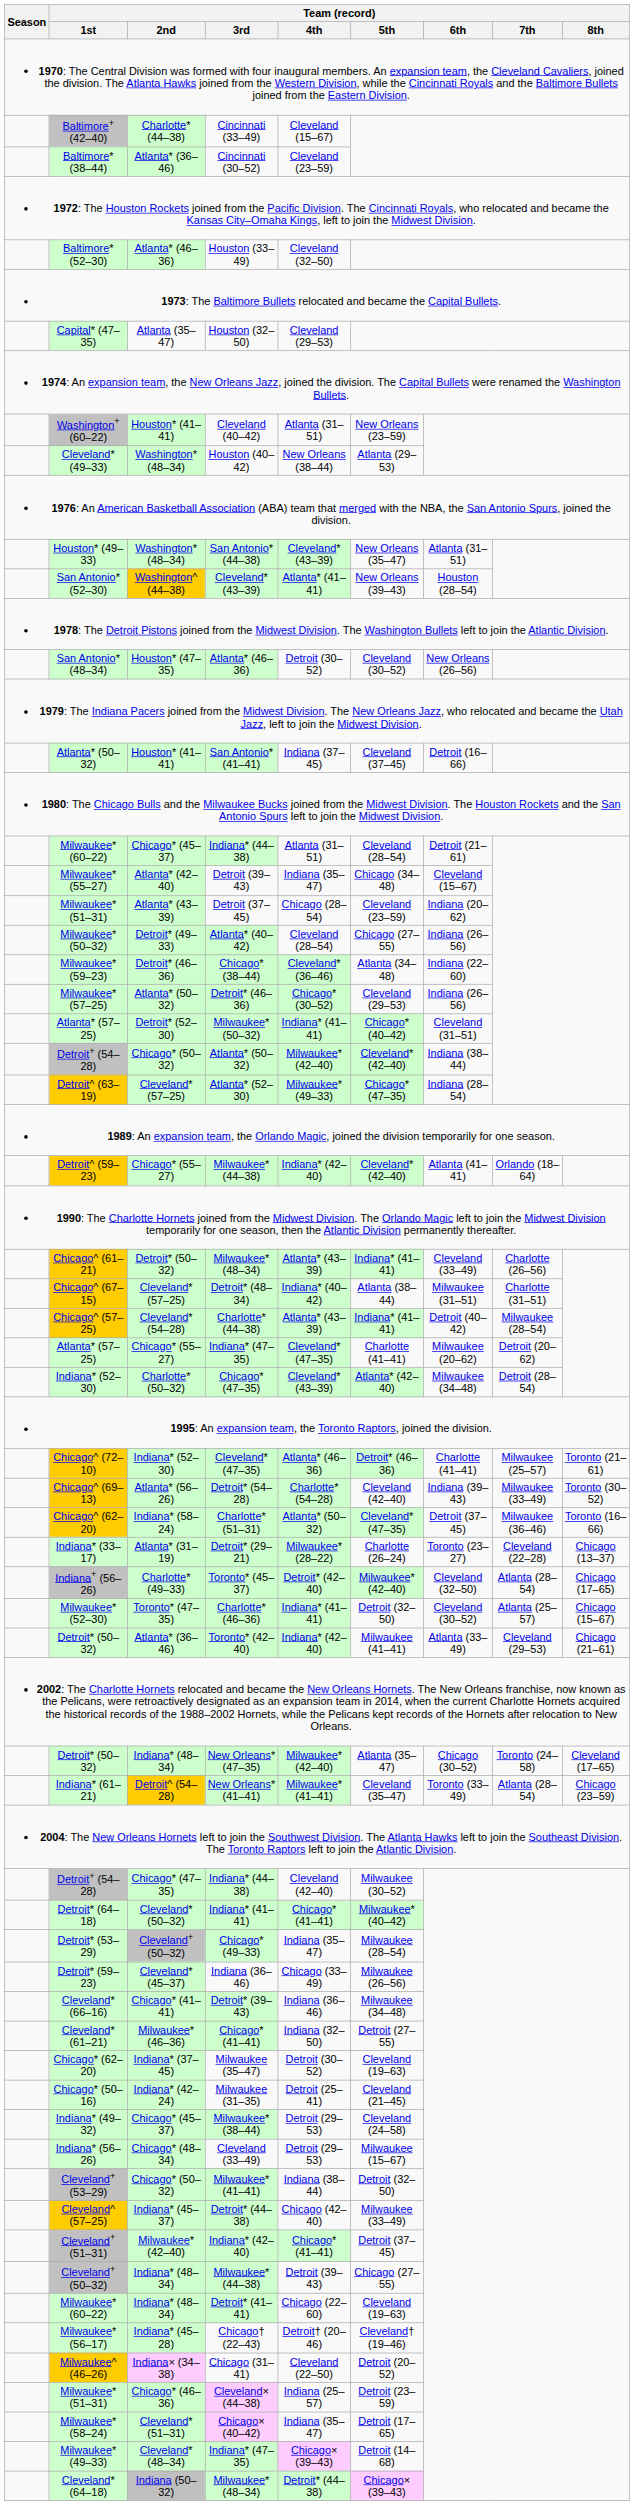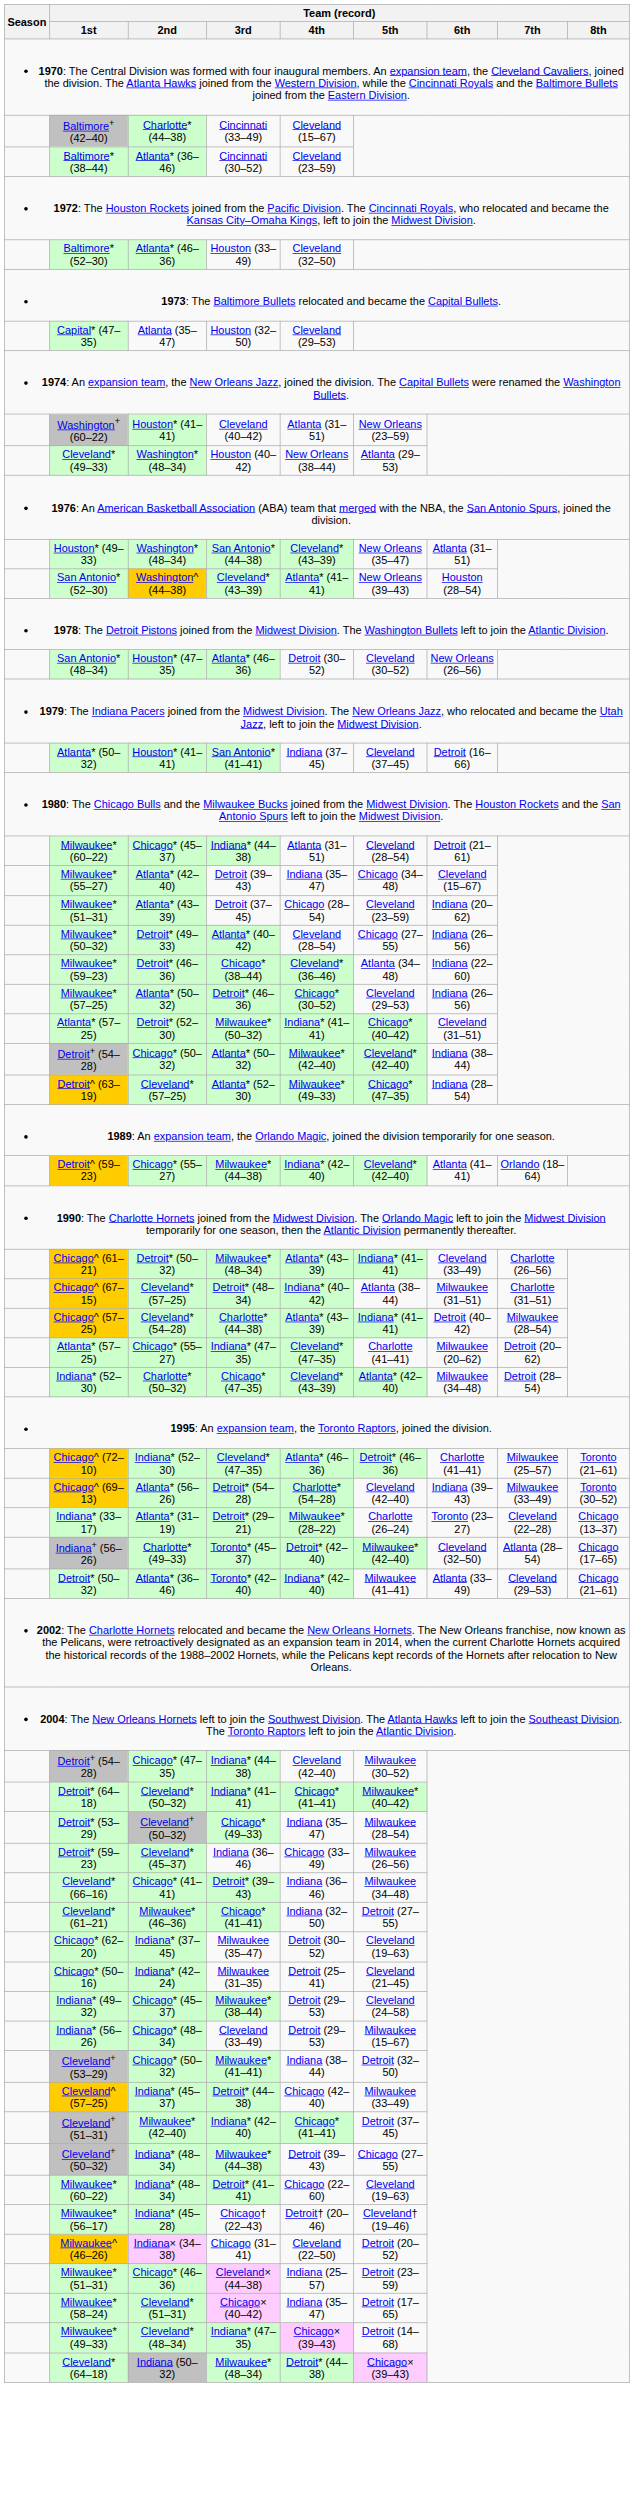- row: (88, 1523)
- row: (88, 1613)
- row: (88, 1761)
- row: (88, 1790)
